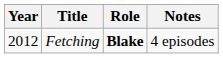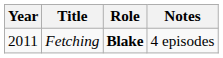(23, 40) 2012 -> (23, 40) 2011
